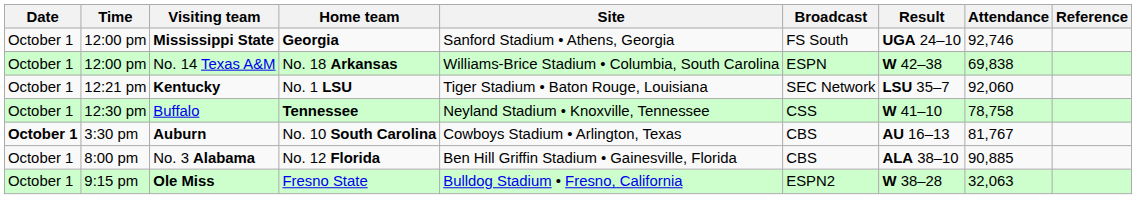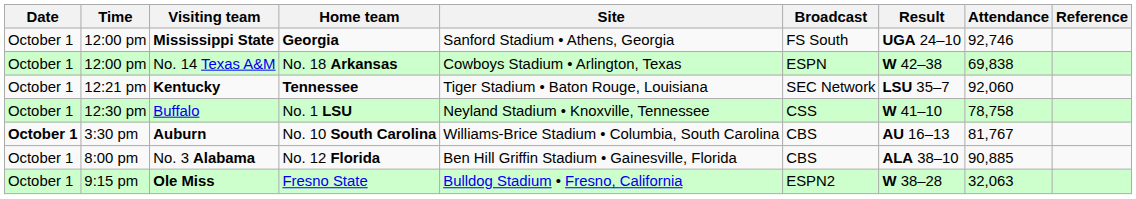(611, 64) Williams-Brice Stadium • Columbia, South Carolina -> (562, 64) Cowboys Stadium • Arlington, Texas
(317, 87) No. 1 LSU -> (320, 87) Tennessee
(320, 111) Tennessee -> (317, 111) No. 1 LSU
(562, 134) Cowboys Stadium • Arlington, Texas -> (611, 134) Williams-Brice Stadium • Columbia, South Carolina
